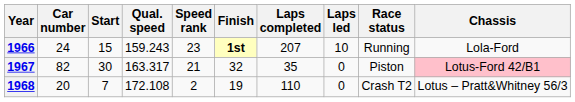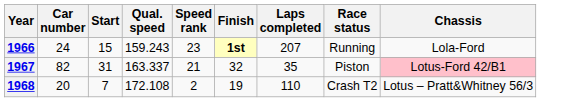- column: (341, 21)
(105, 67) 30 -> (105, 67) 31
(147, 67) 163.317 -> (147, 67) 163.337
